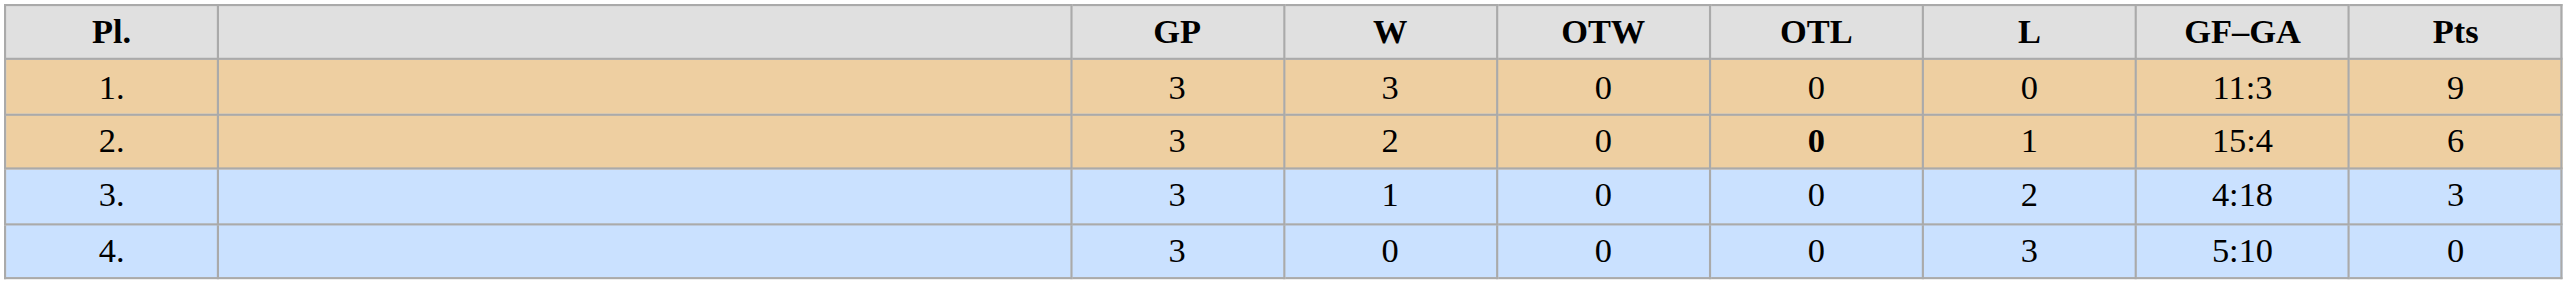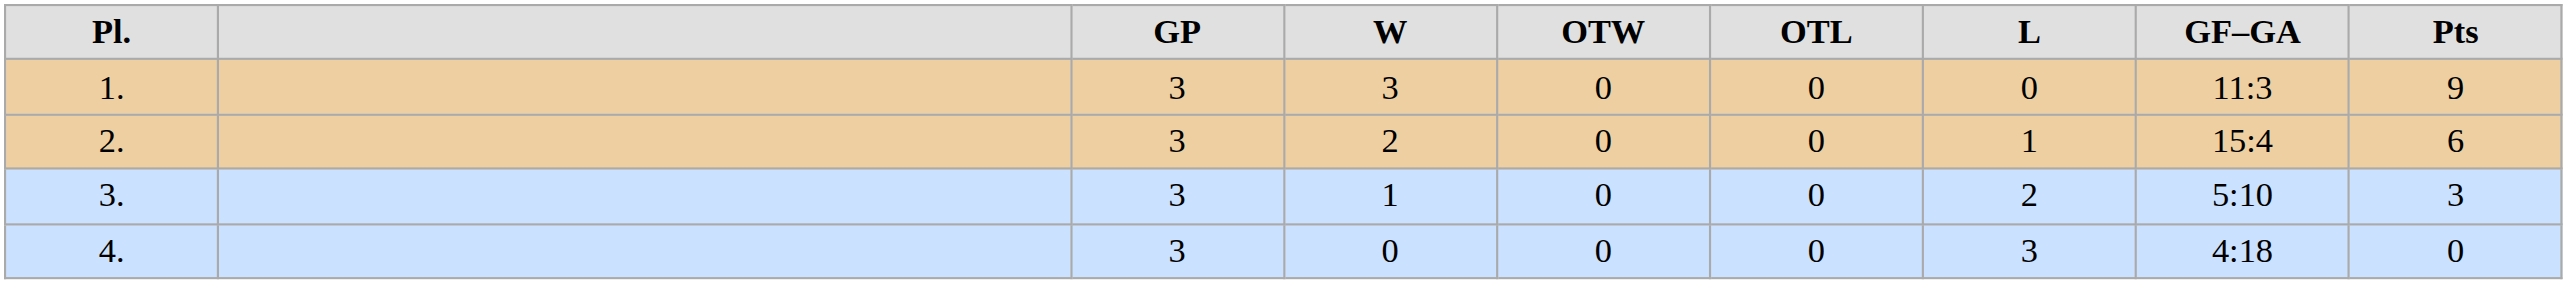(1816, 140) bold -> (1816, 140) normal
(2243, 195) 4:18 -> (2243, 195) 5:10
(2243, 250) 5:10 -> (2243, 250) 4:18
